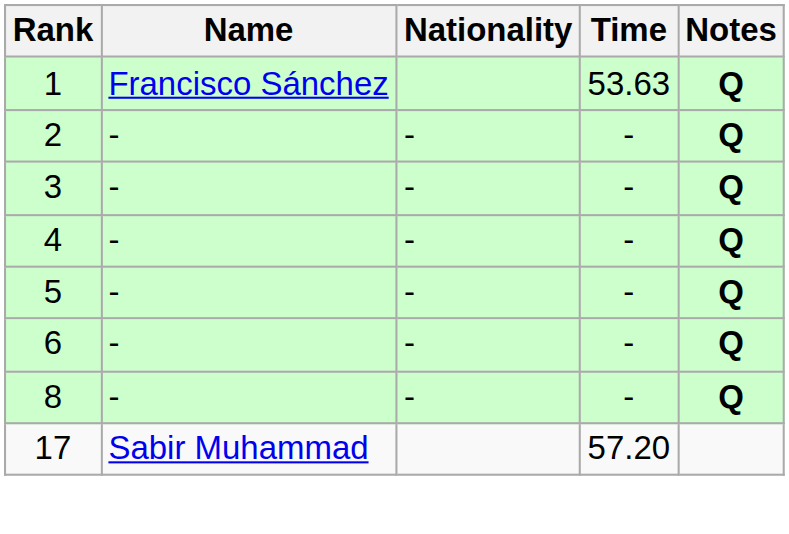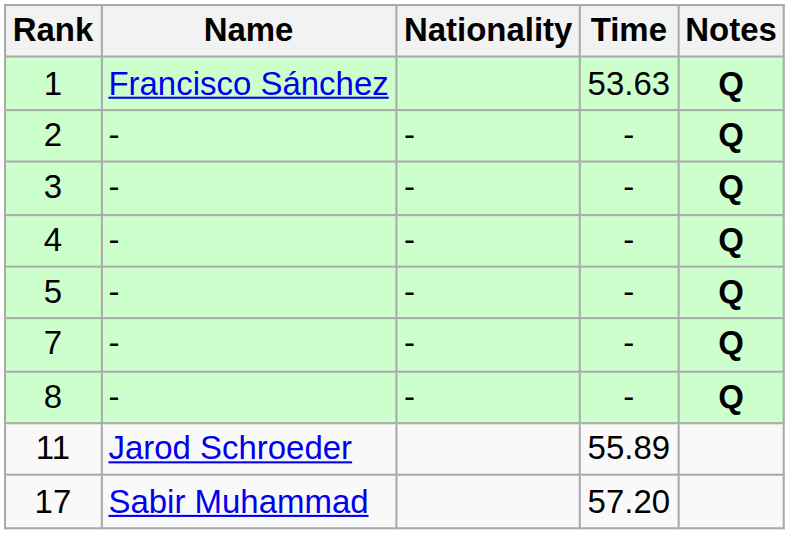- row: (53, 344)
+ row: (53, 344)
+ row: (53, 448)
